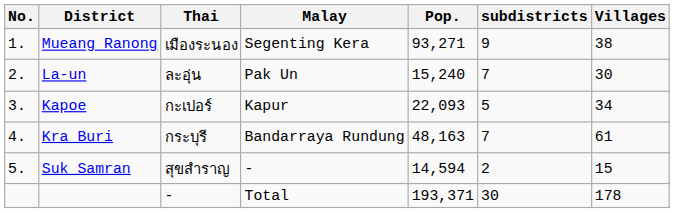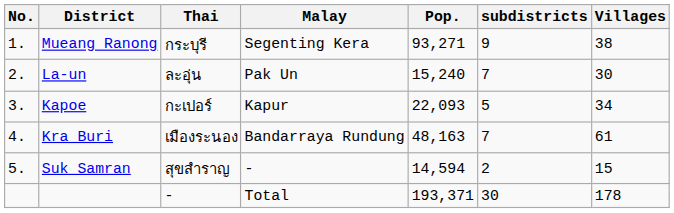(201, 45) เมืองระนอง -> (186, 45) กระบุรี
(186, 138) กระบุรี -> (201, 138) เมืองระนอง
